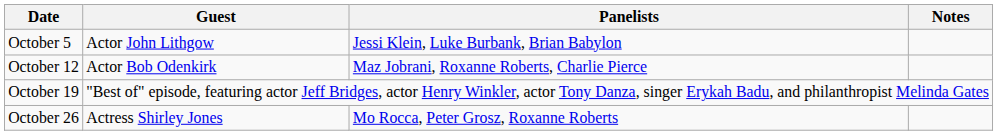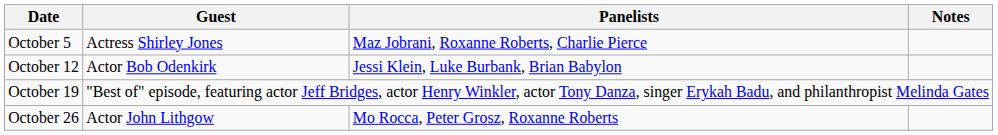(150, 42) Actor John Lithgow -> (154, 42) Actress Shirley Jones
(487, 42) Jessi Klein, Luke Burbank, Brian Babylon -> (500, 42) Maz Jobrani, Roxanne Roberts, Charlie Pierce
(500, 67) Maz Jobrani, Roxanne Roberts, Charlie Pierce -> (487, 67) Jessi Klein, Luke Burbank, Brian Babylon
(154, 117) Actress Shirley Jones -> (150, 117) Actor John Lithgow
